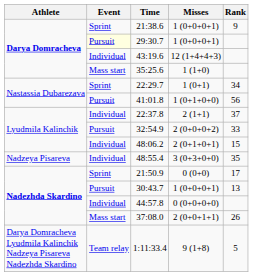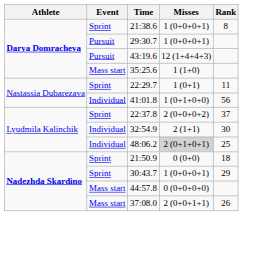(236, 26) 9 -> (226, 26) 8
(102, 41) lightyellow background -> (102, 41) no background
(107, 56) Individual -> (102, 56) Pursuit
(236, 85) 34 -> (226, 85) 11
(102, 100) Pursuit -> (107, 100) Individual
(107, 115) Individual -> (100, 115) Sprint
(196, 115) 2 (1+1) -> (186, 115) 2 (0+0+0+2)
(102, 130) Pursuit -> (107, 130) Individual
(196, 130) 2 (0+0+0+2) -> (186, 130) 2 (1+1)
(236, 130) 33 -> (226, 130) 30
(196, 144) no background -> (186, 144) lightgrey background
(236, 144) 15 -> (226, 144) 25
- row: (150, 159)
(236, 174) 17 -> (226, 159) 18
(102, 188) Pursuit -> (100, 174) Sprint
(236, 188) 13 -> (226, 174) 29
(107, 203) Individual -> (107, 188) Mass start
- row: (150, 248)
